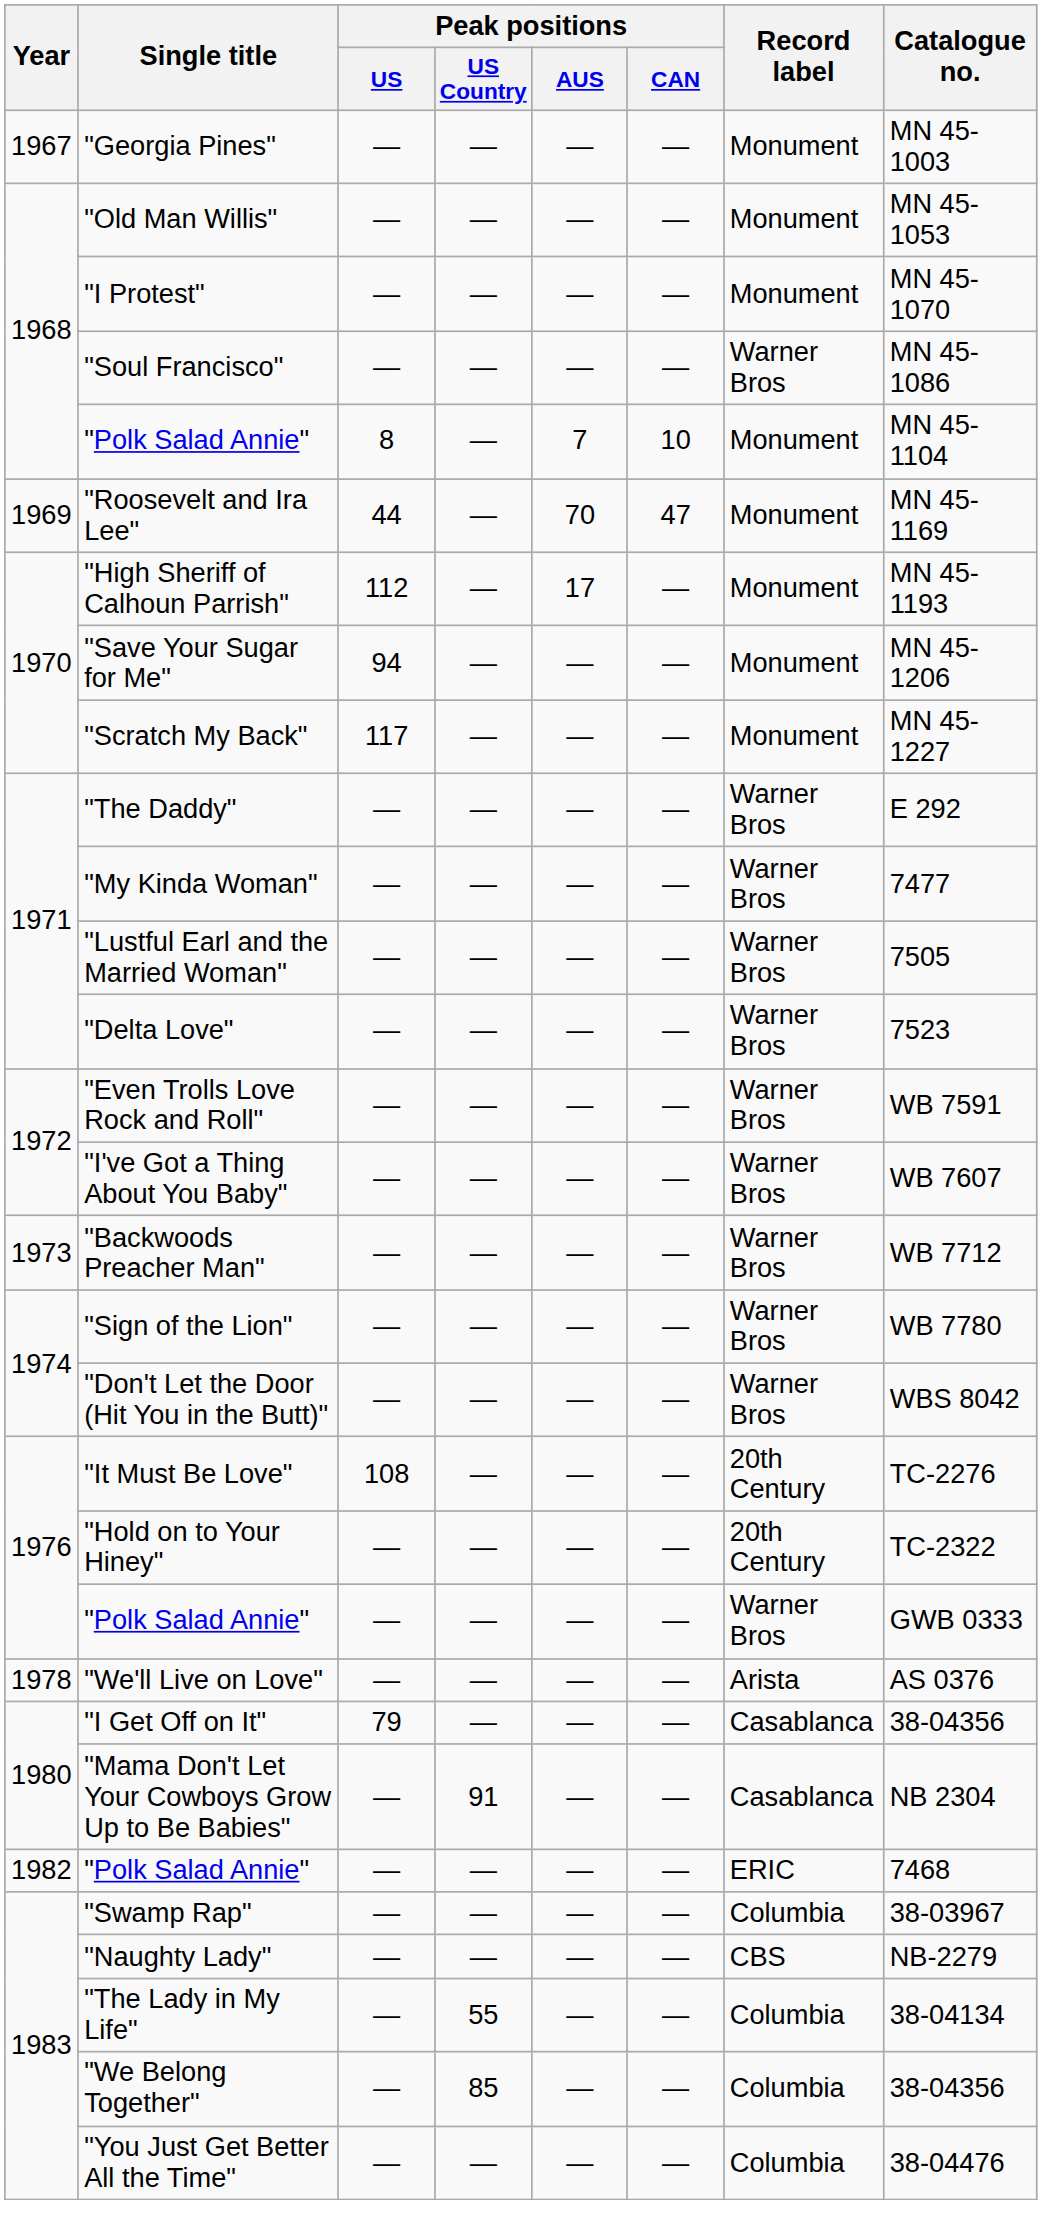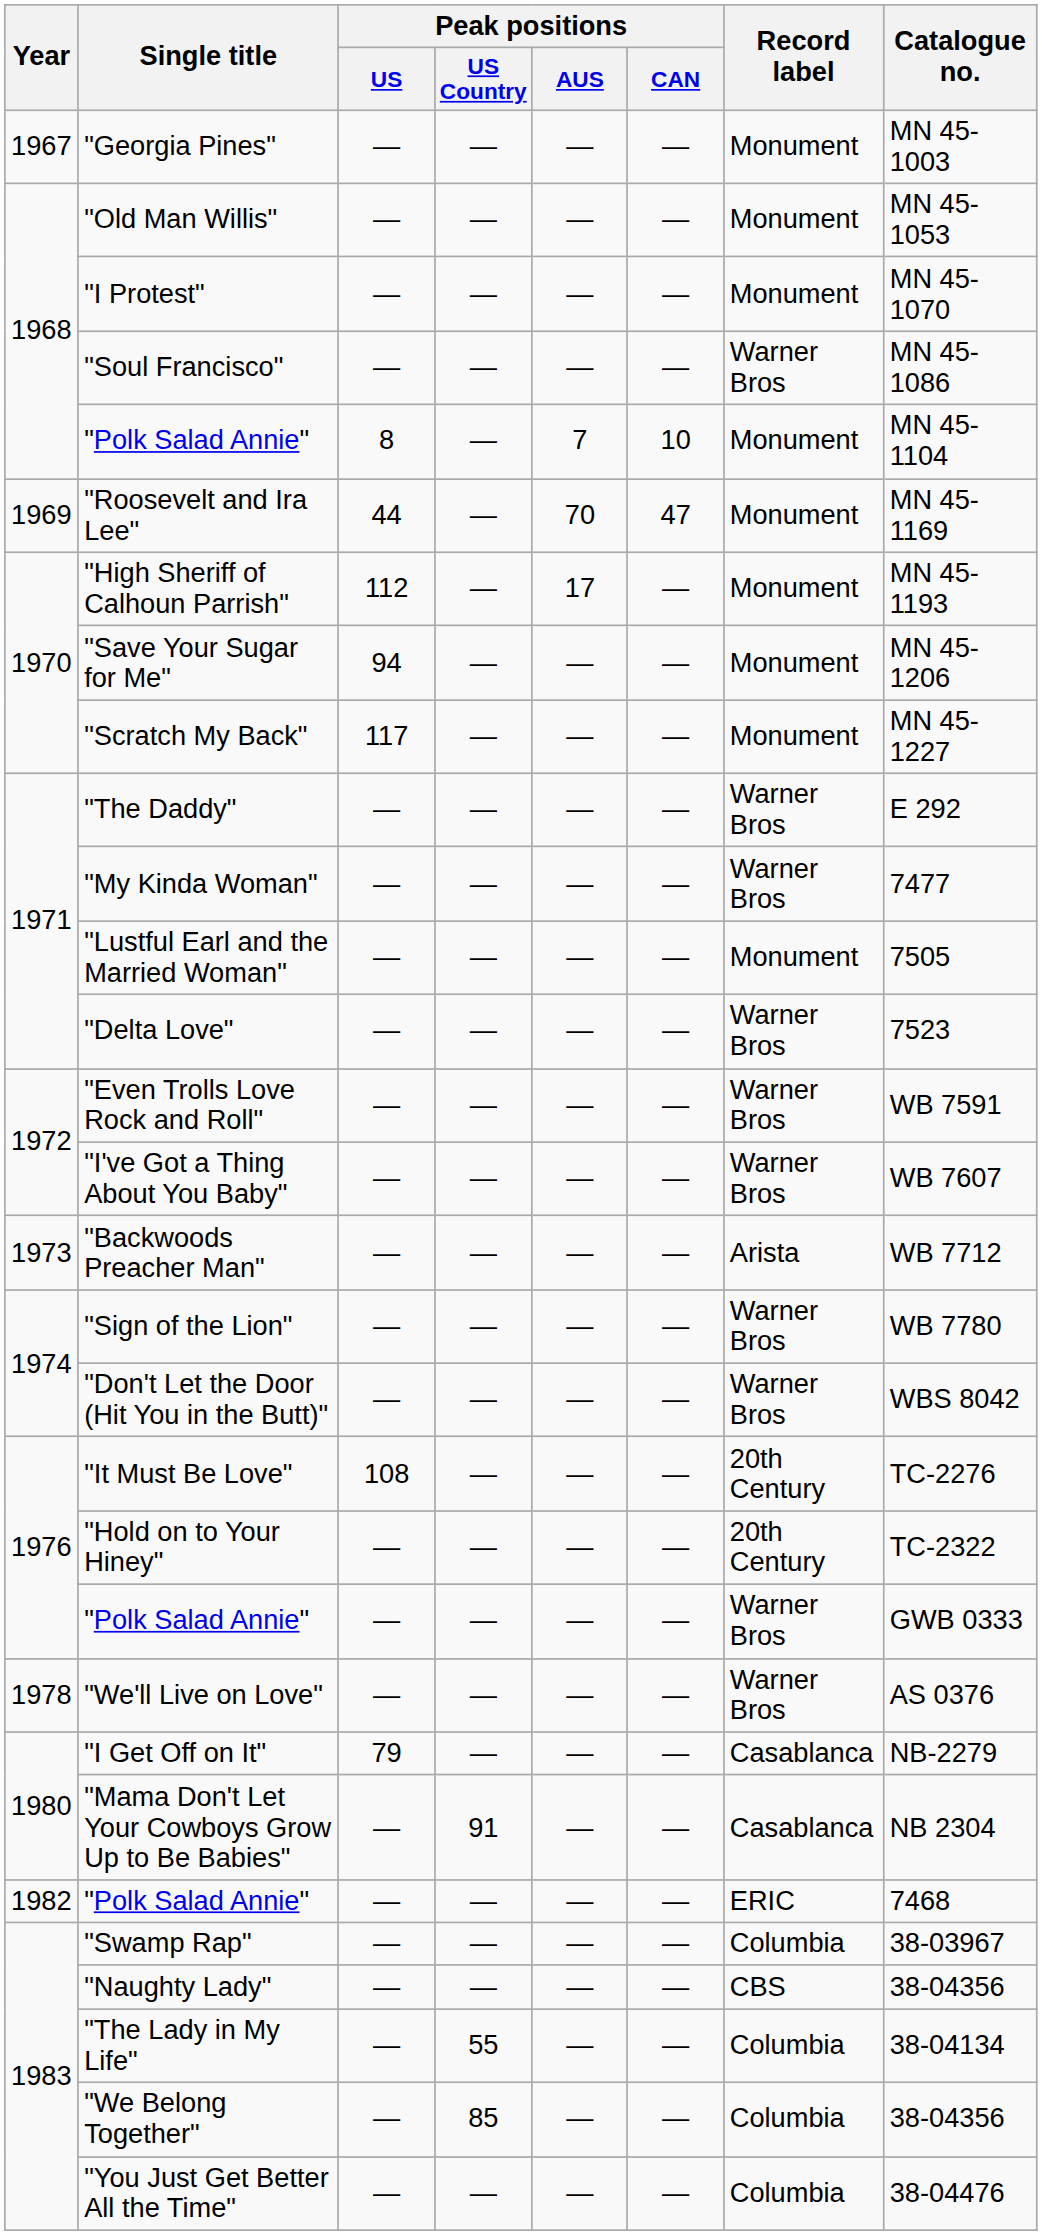(774, 957) Warner Bros -> (794, 957) Monument
(774, 1252) Warner Bros -> (765, 1252) Arista
(765, 1679) Arista -> (774, 1694) Warner Bros
(947, 1722) 38-04356 -> (943, 1753) NB-2279
(943, 1956) NB-2279 -> (947, 1986) 38-04356
